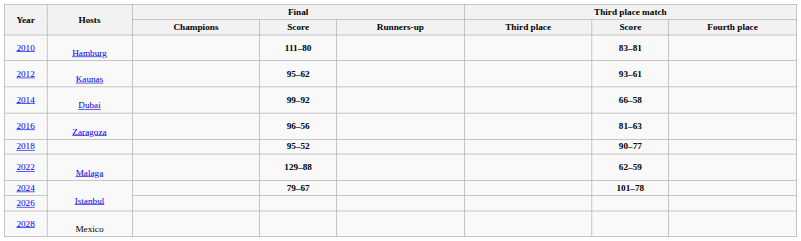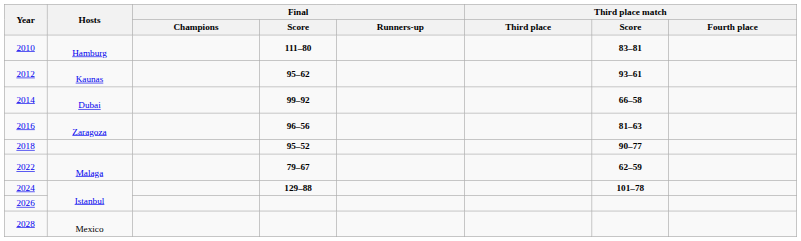(298, 167) 129–88 -> (298, 167) 79–67
(298, 188) 79–67 -> (298, 188) 129–88
